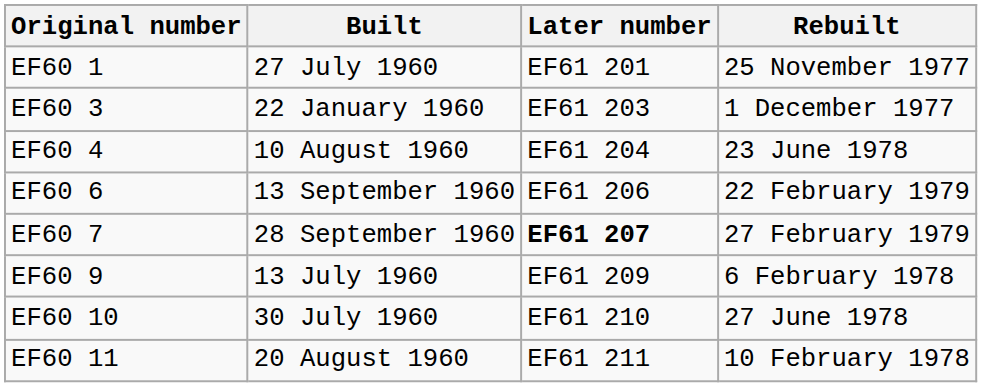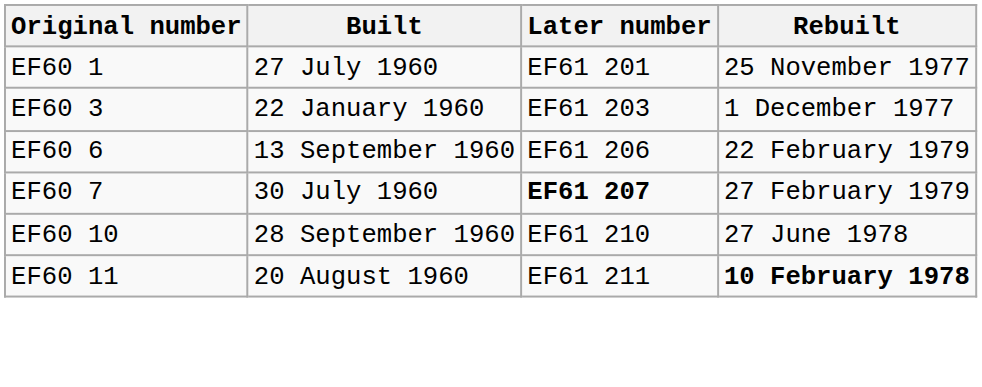- row: (57, 151)
(384, 235) 28 September 1960 -> (346, 193) 30 July 1960
- row: (57, 276)
(346, 318) 30 July 1960 -> (384, 235) 28 September 1960
(847, 360) normal -> (847, 276) bold
